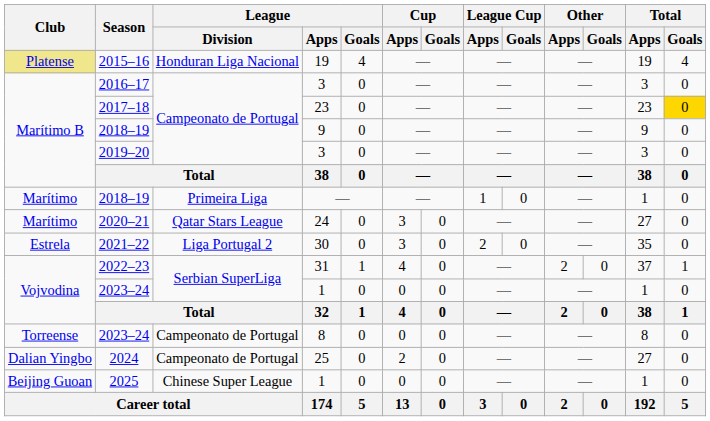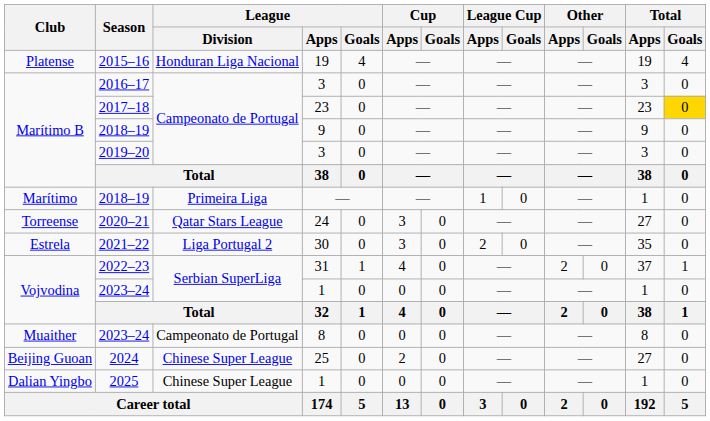(50, 61) khaki background -> (50, 61) no background
(50, 221) Marítimo -> (50, 221) Torreense
(50, 335) Torreense -> (50, 335) Muaither
(50, 358) Dalian Yingbo -> (50, 358) Beijing Guoan
(227, 358) Campeonato de Portugal -> (227, 358) Chinese Super League
(50, 381) Beijing Guoan -> (50, 381) Dalian Yingbo
